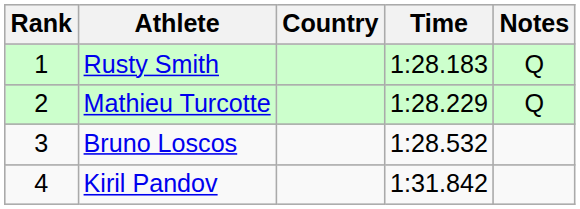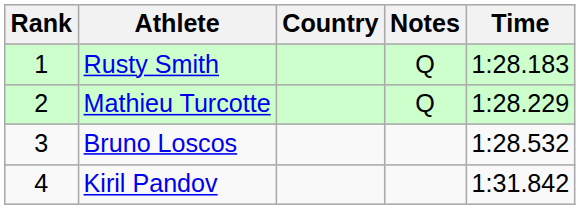columns swapped: (439, 24) <-> (534, 24)
